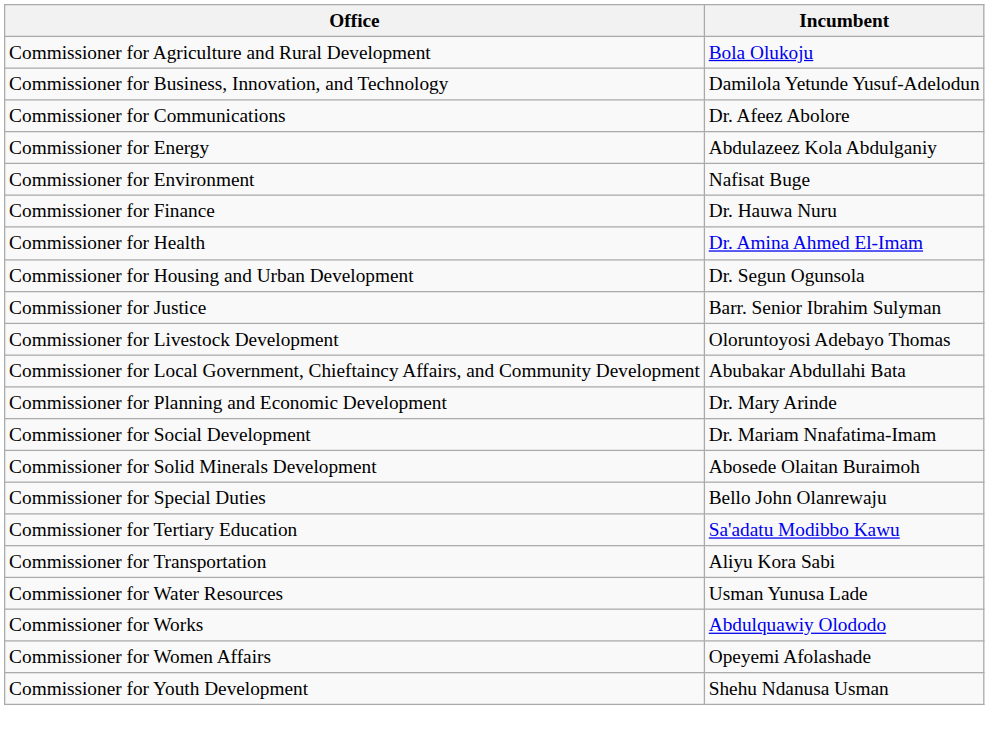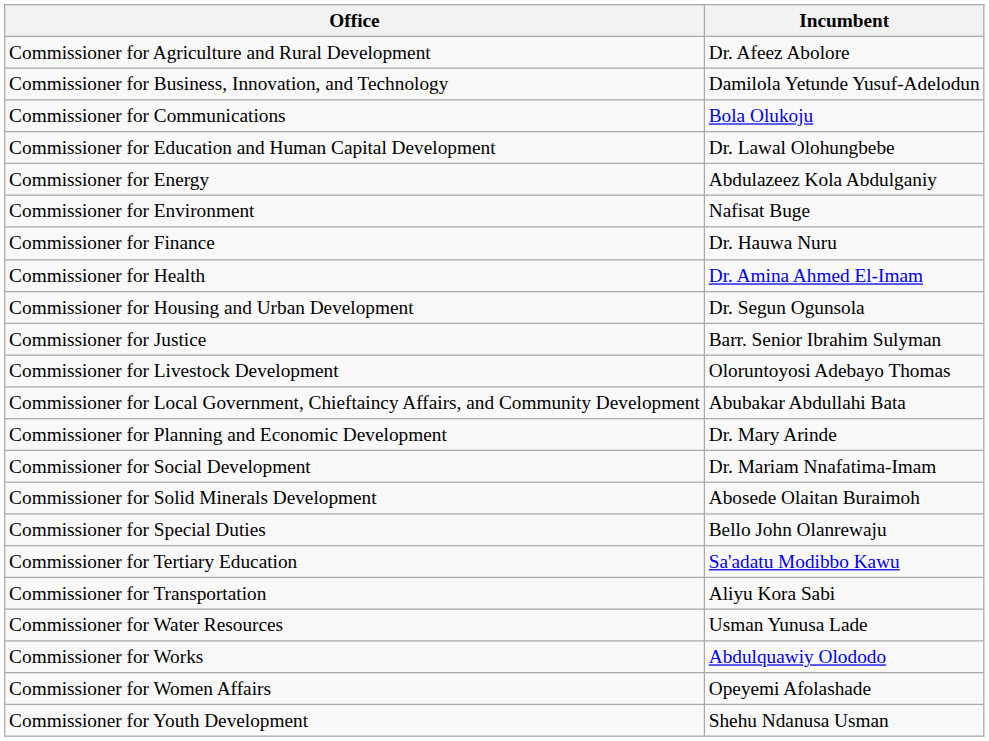(761, 52) Bola Olukoju -> (779, 52) Dr. Afeez Abolore
(779, 116) Dr. Afeez Abolore -> (761, 116) Bola Olukoju
+ row: (252, 147)
